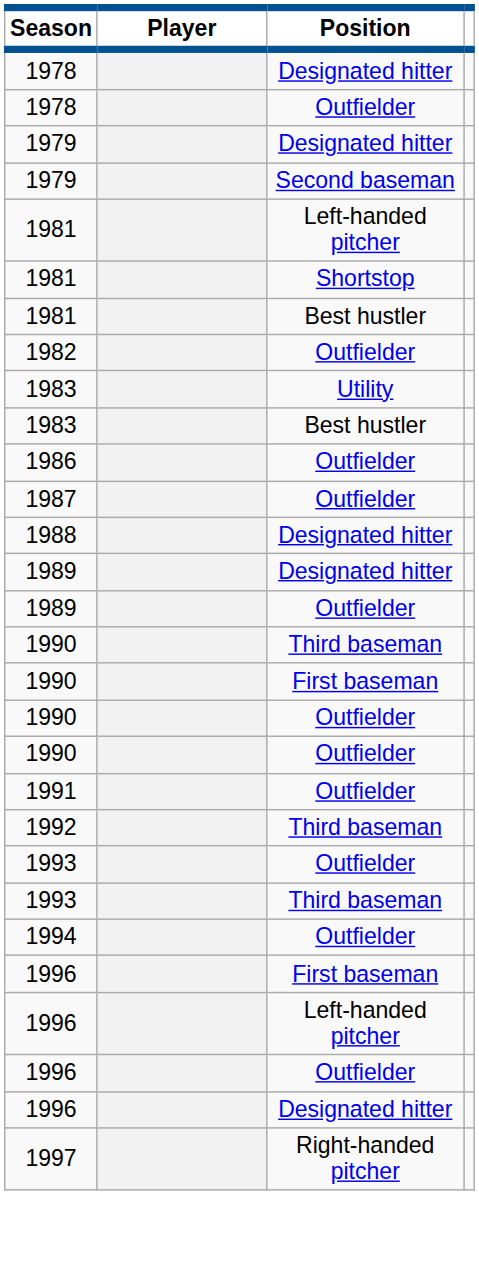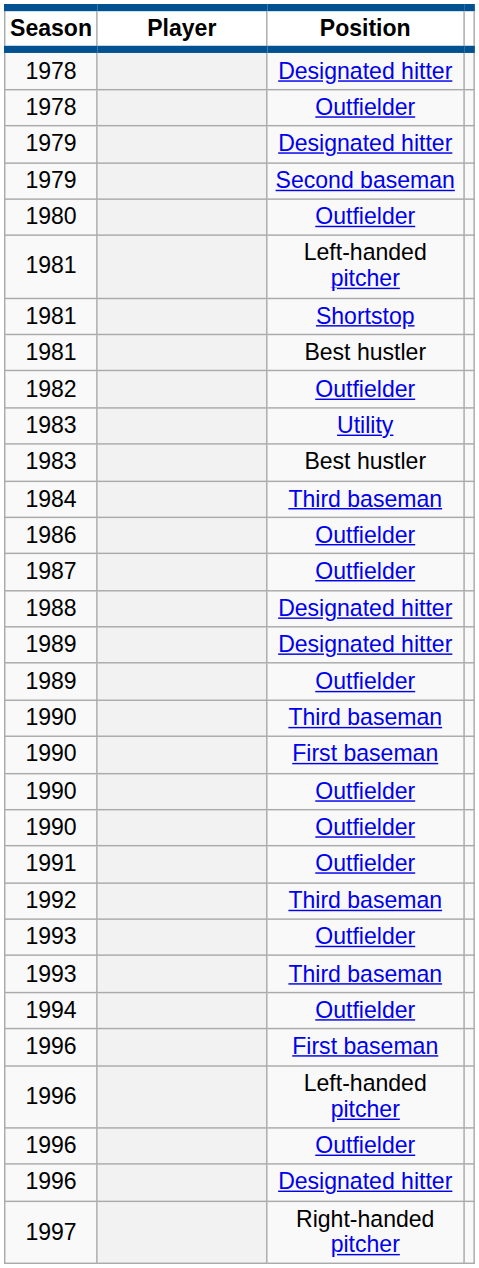+ row: (51, 216)
+ row: (51, 498)
